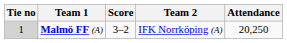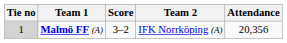(254, 30) 20,250 -> (254, 30) 20,356
